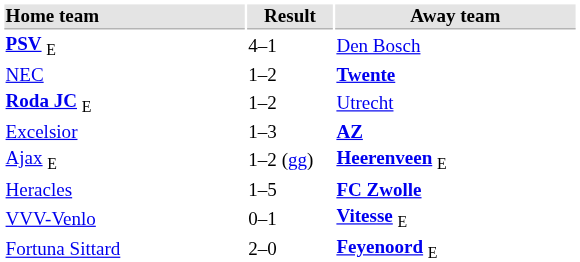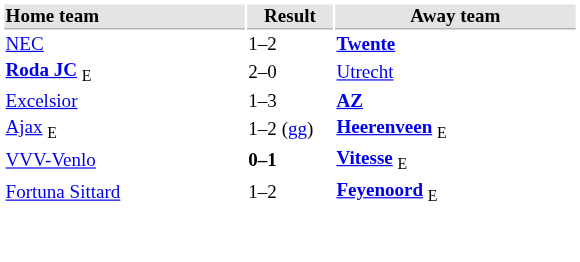- row: (31, 46)
(263, 103) 1–2 -> (263, 72) 2–0
- row: (39, 189)
(263, 218) normal -> (263, 160) bold
(263, 249) 2–0 -> (263, 191) 1–2
